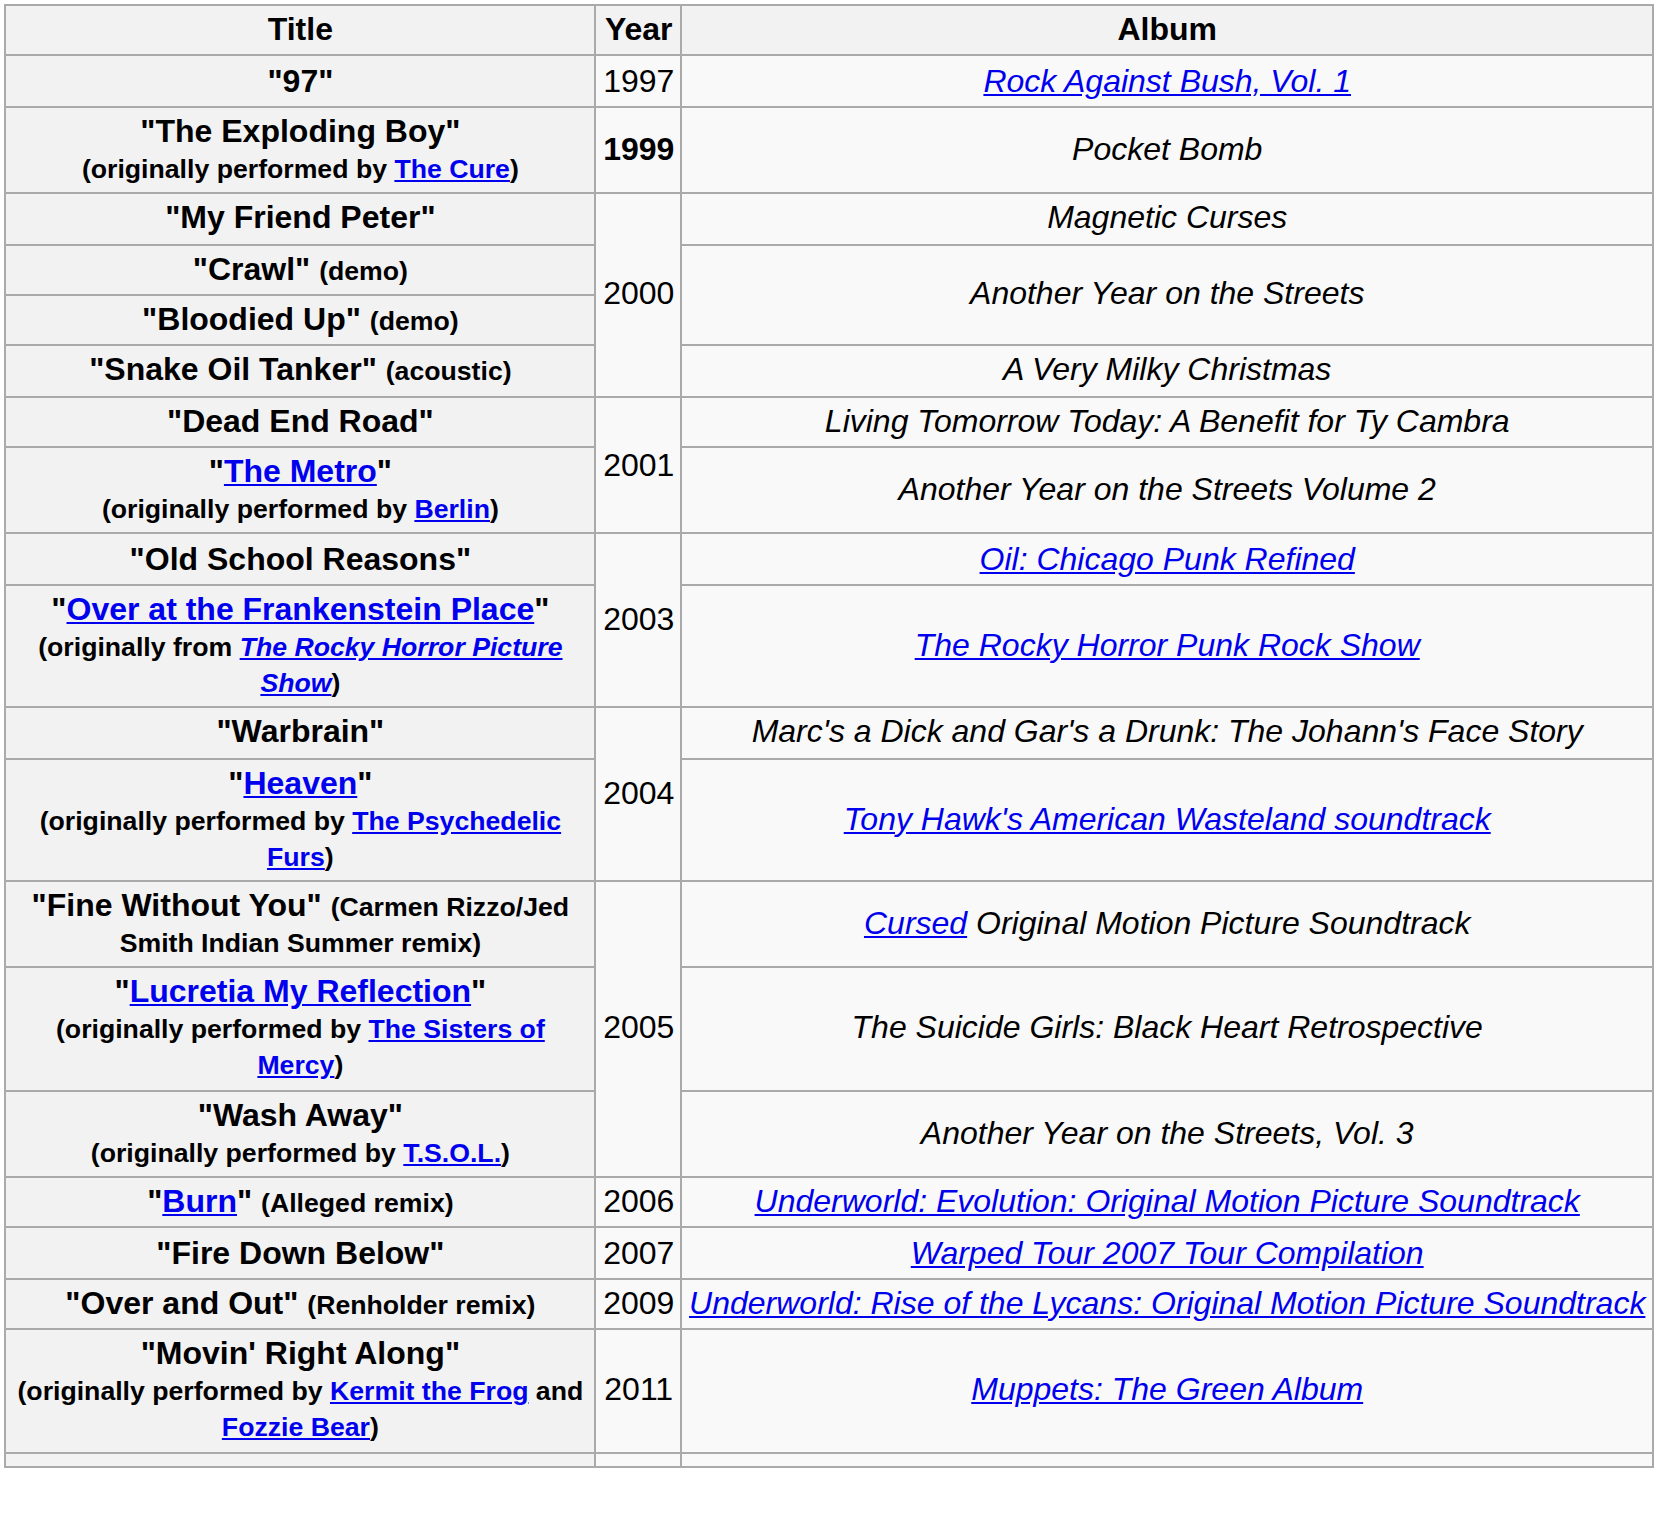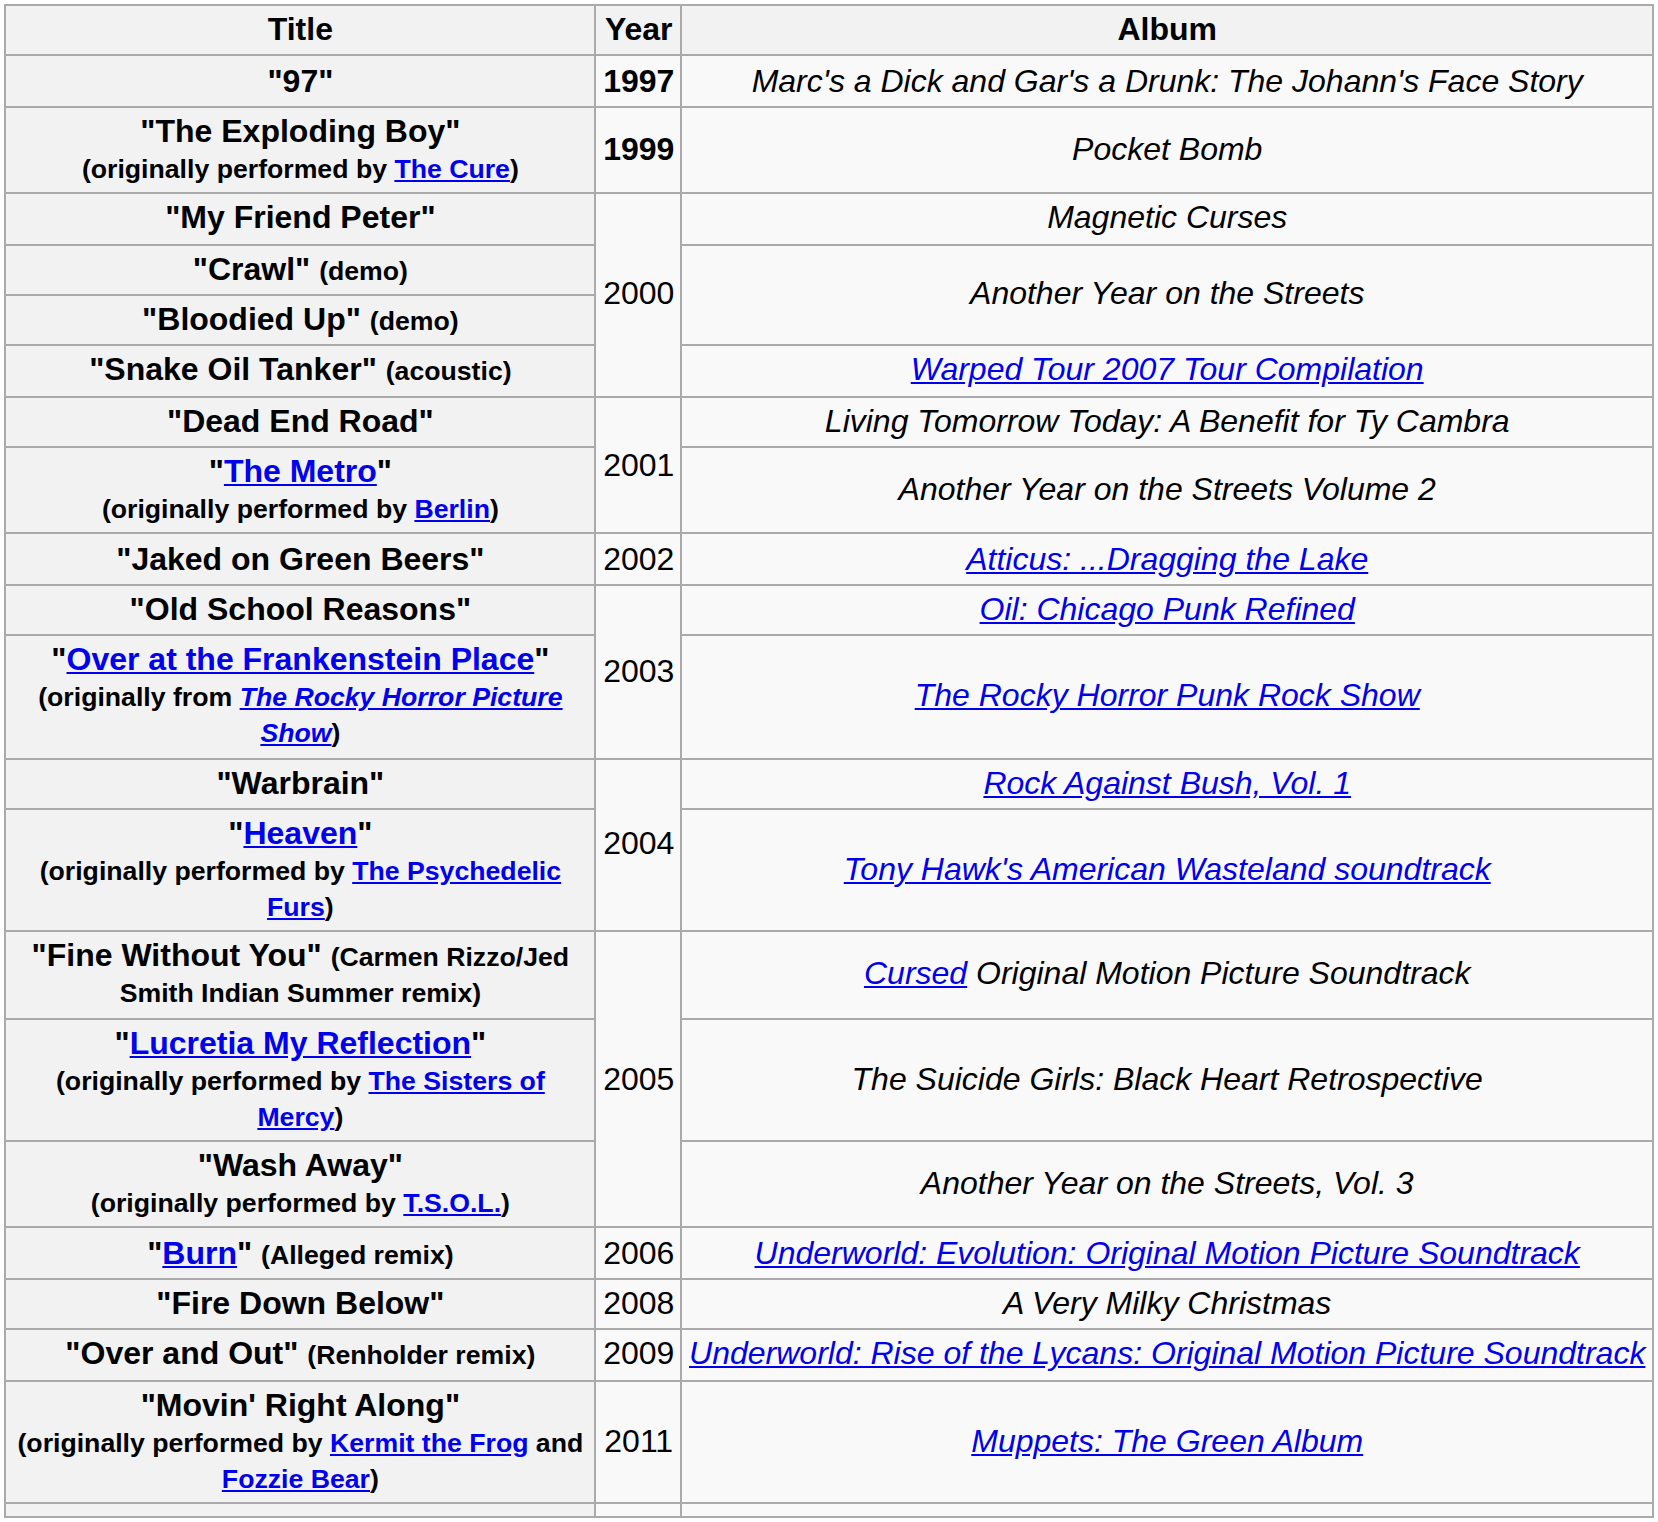(639, 80) normal -> (639, 80) bold
(1167, 80) Rock Against Bush, Vol. 1 -> (1167, 80) Marc's a Dick and Gar's a Drunk: The Johann's Face Story
(1167, 370) A Very Milky Christmas -> (1167, 370) Warped Tour 2007 Tour Compilation
+ row: (300, 558)
(1167, 732) Marc's a Dick and Gar's a Drunk: The Johann's Face Story -> (1167, 782) Rock Against Bush, Vol. 1
(639, 1252) 2007 -> (639, 1303) 2008
(1167, 1252) Warped Tour 2007 Tour Compilation -> (1167, 1303) A Very Milky Christmas
